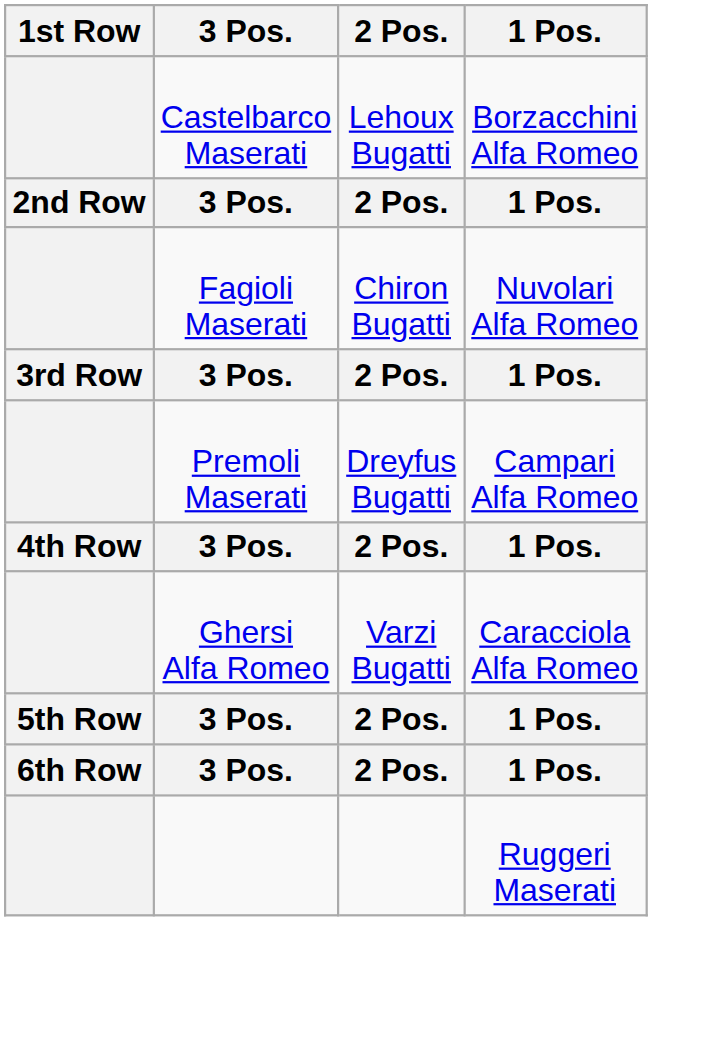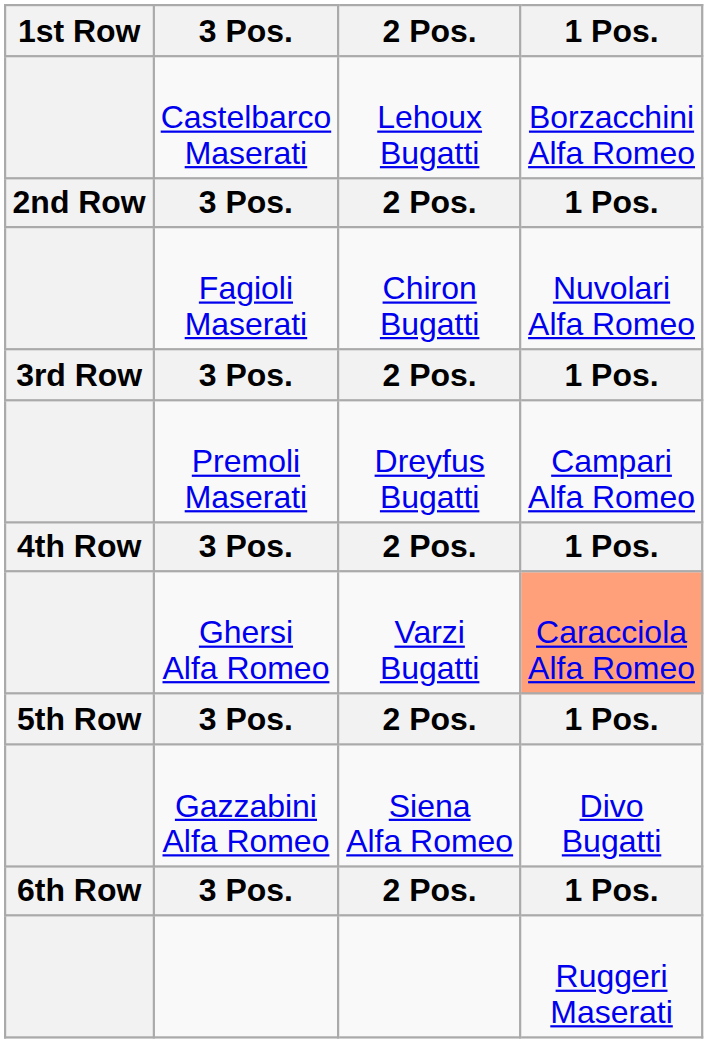(555, 651) no background -> (612, 651) lightsalmon background
+ row: (246, 823)
